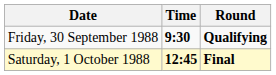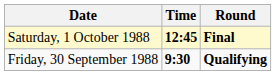rows swapped: (83, 37) <-> (79, 59)
